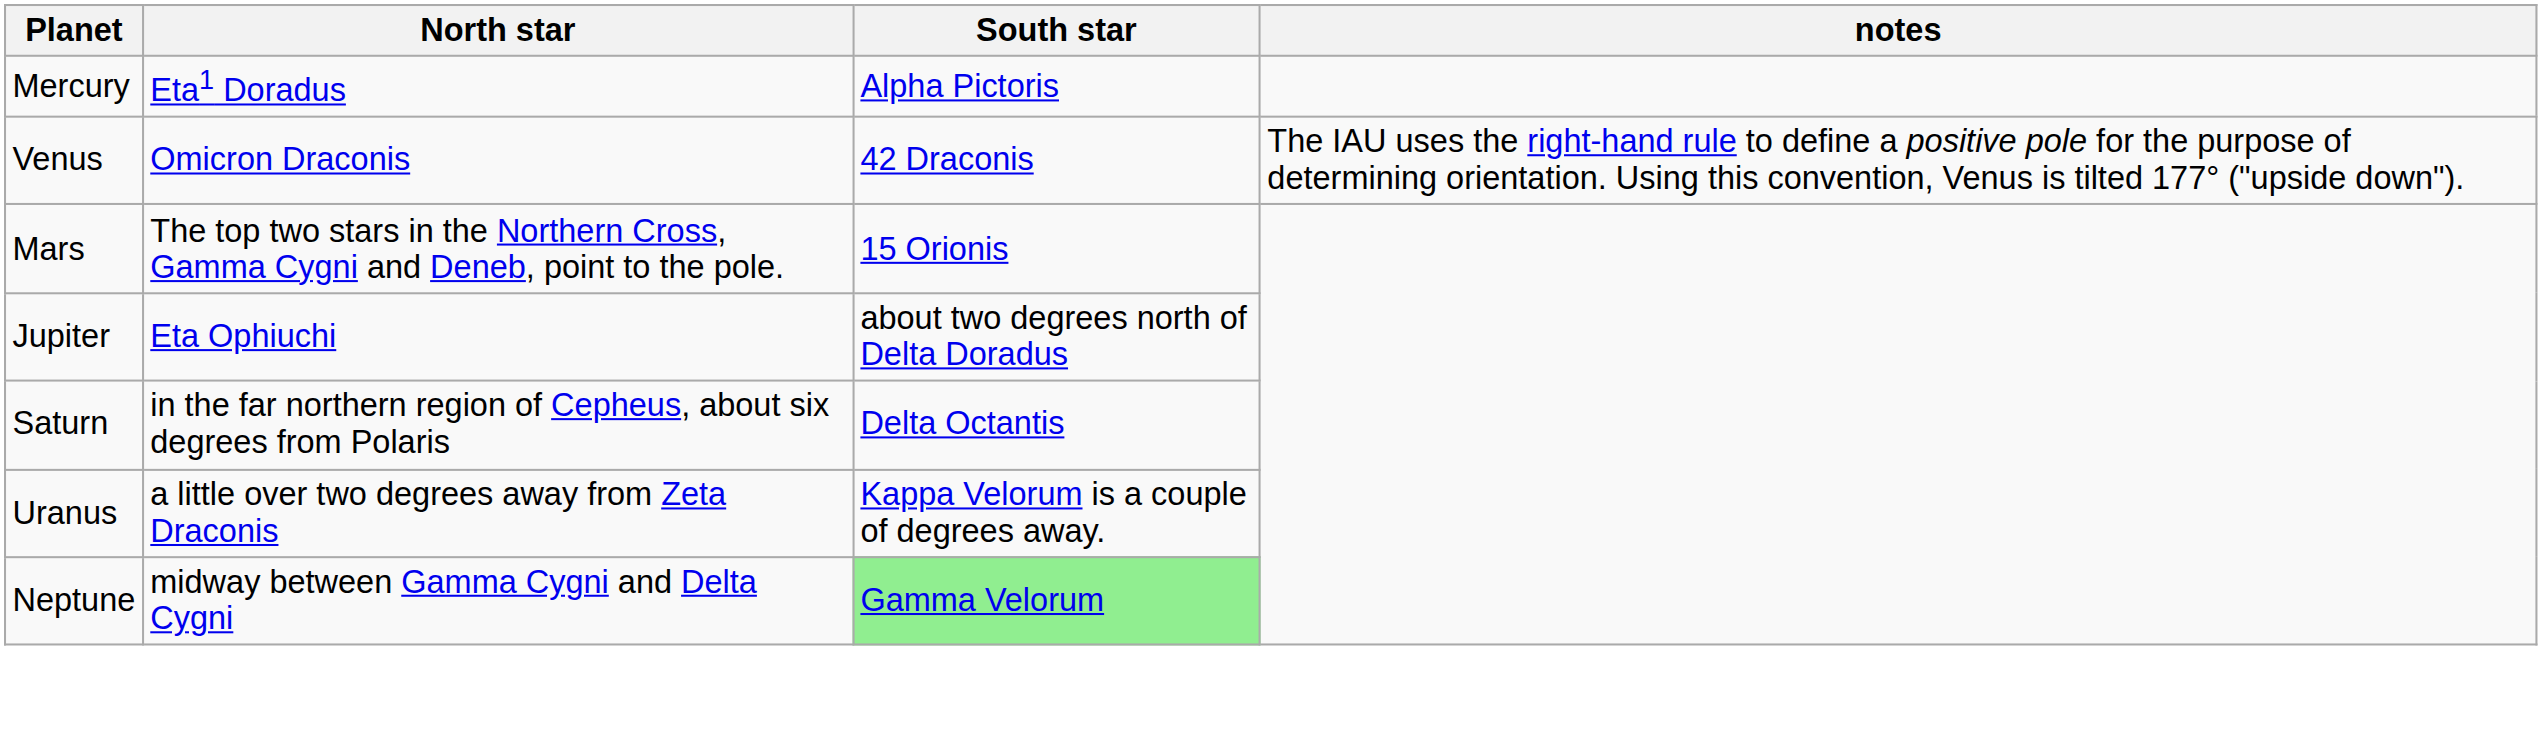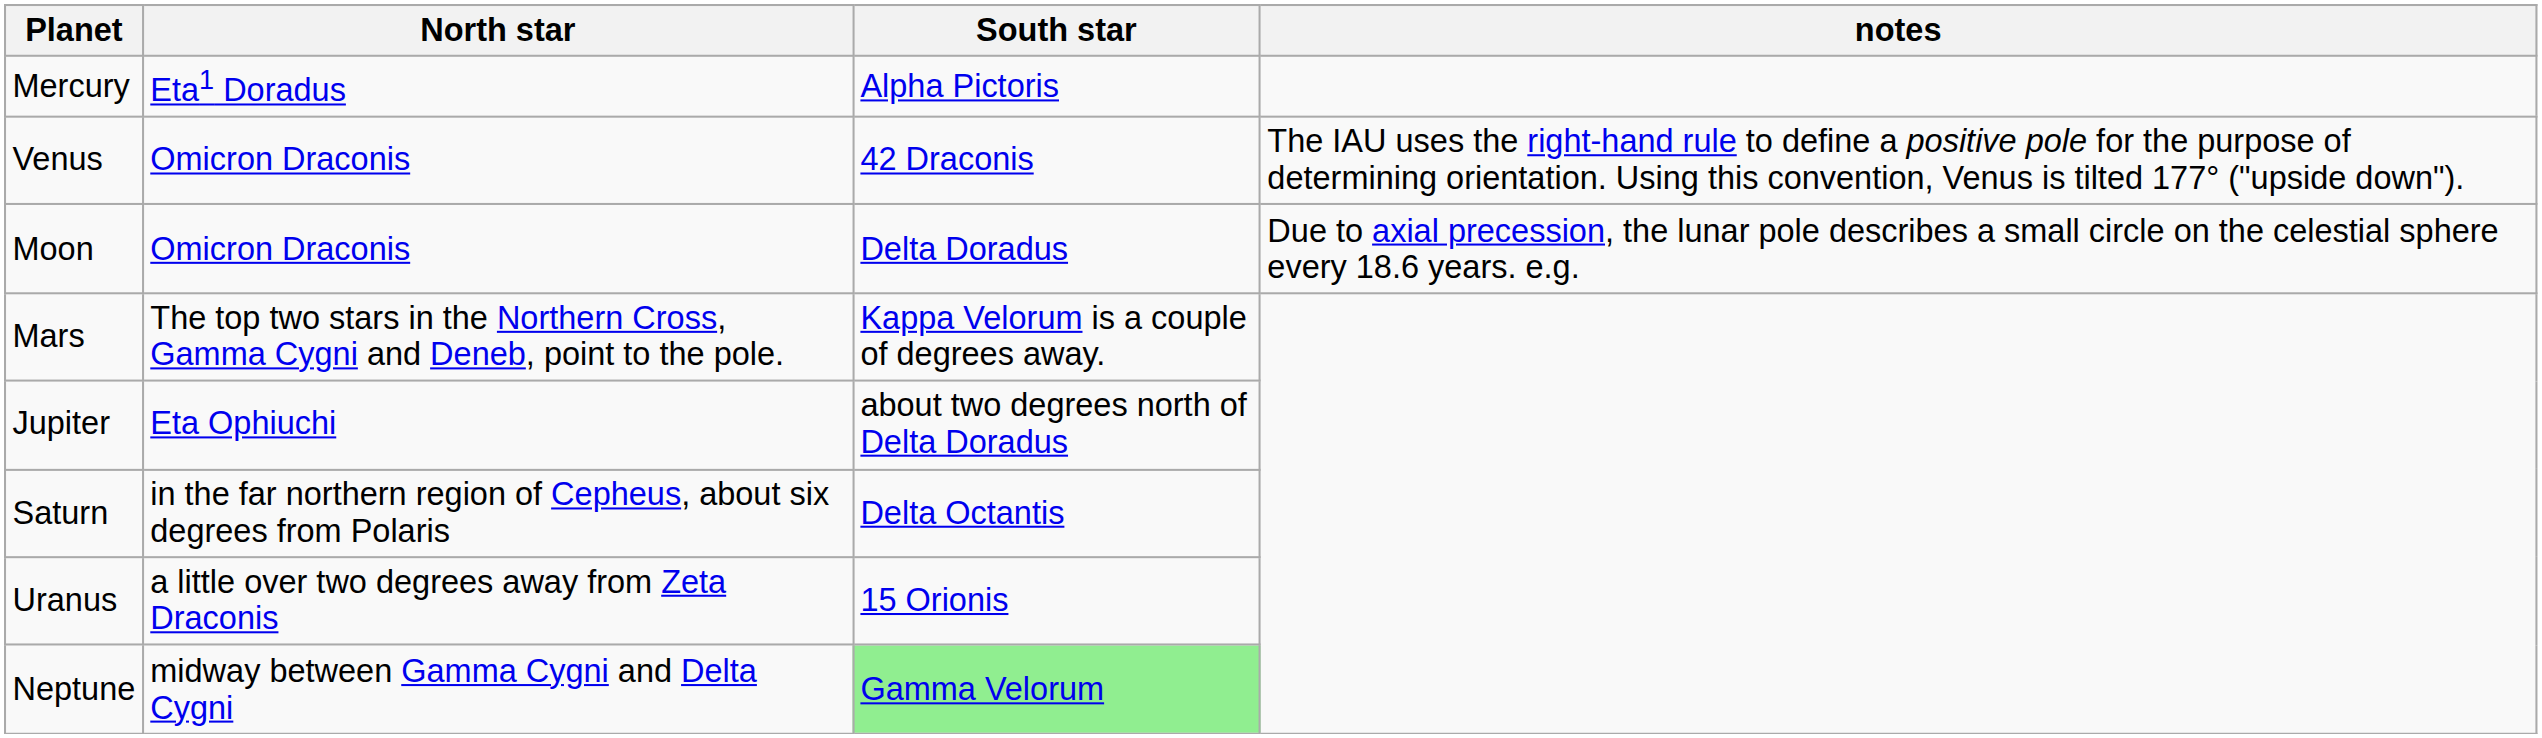+ row: (53, 248)
(934, 248) 15 Orionis -> (1054, 336) Kappa Velorum is a couple of degrees away.
(1054, 512) Kappa Velorum is a couple of degrees away. -> (934, 600) 15 Orionis
